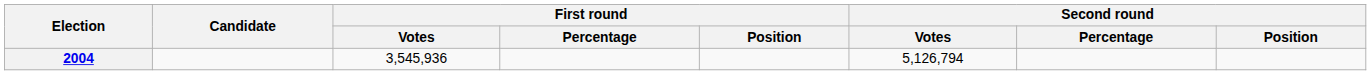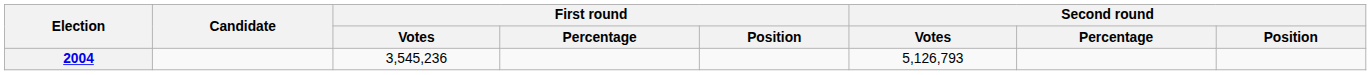(416, 59) 3,545,936 -> (416, 59) 3,545,236
(933, 59) 5,126,794 -> (933, 59) 5,126,793
